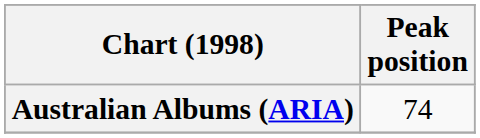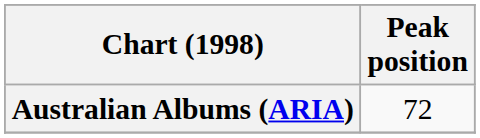(418, 108) 74 -> (418, 108) 72
